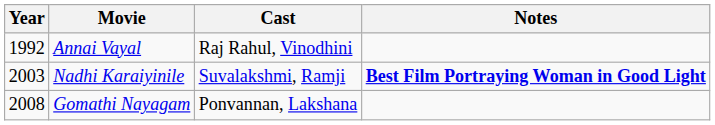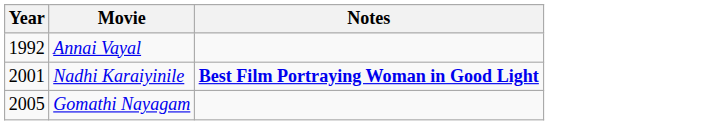- column: (278, 18)
(27, 76) 2003 -> (27, 76) 2001
(27, 104) 2008 -> (27, 104) 2005
